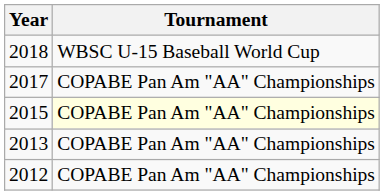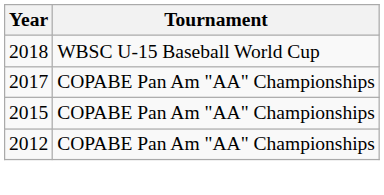(216, 112) lightyellow background -> (216, 112) no background
- row: (29, 143)
